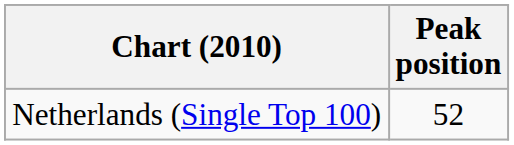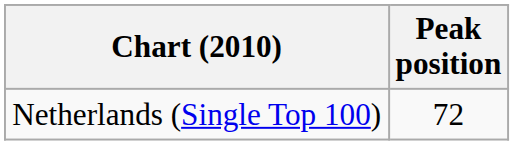(448, 113) 52 -> (448, 113) 72
